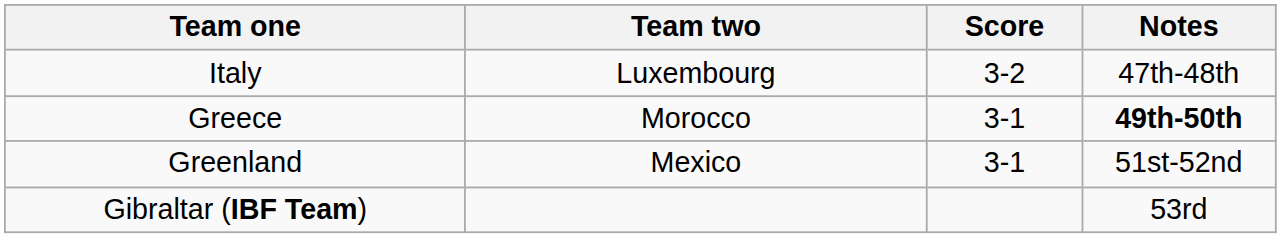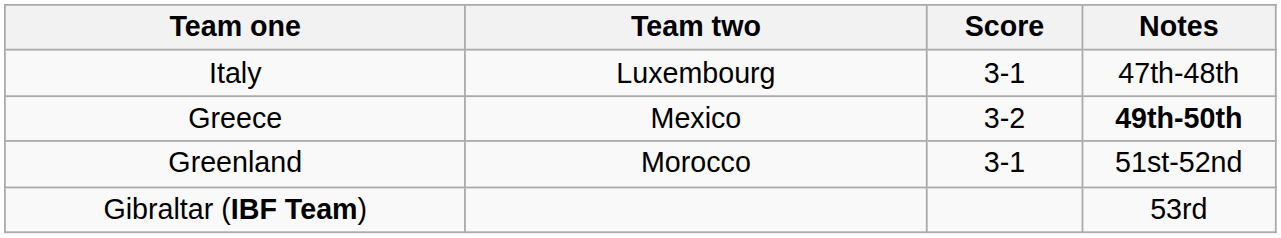(1004, 72) 3-2 -> (1004, 72) 3-1
(696, 118) Morocco -> (696, 118) Mexico
(1004, 118) 3-1 -> (1004, 118) 3-2
(696, 163) Mexico -> (696, 163) Morocco
